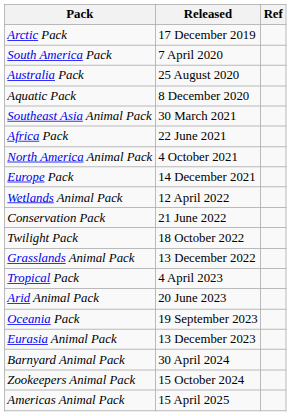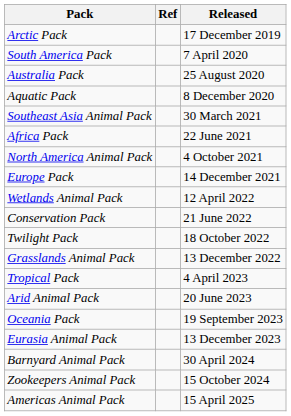columns swapped: (208, 14) <-> (273, 14)
